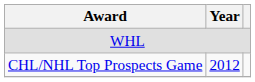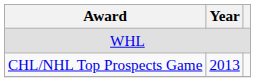(225, 64) 2012 -> (225, 64) 2013
